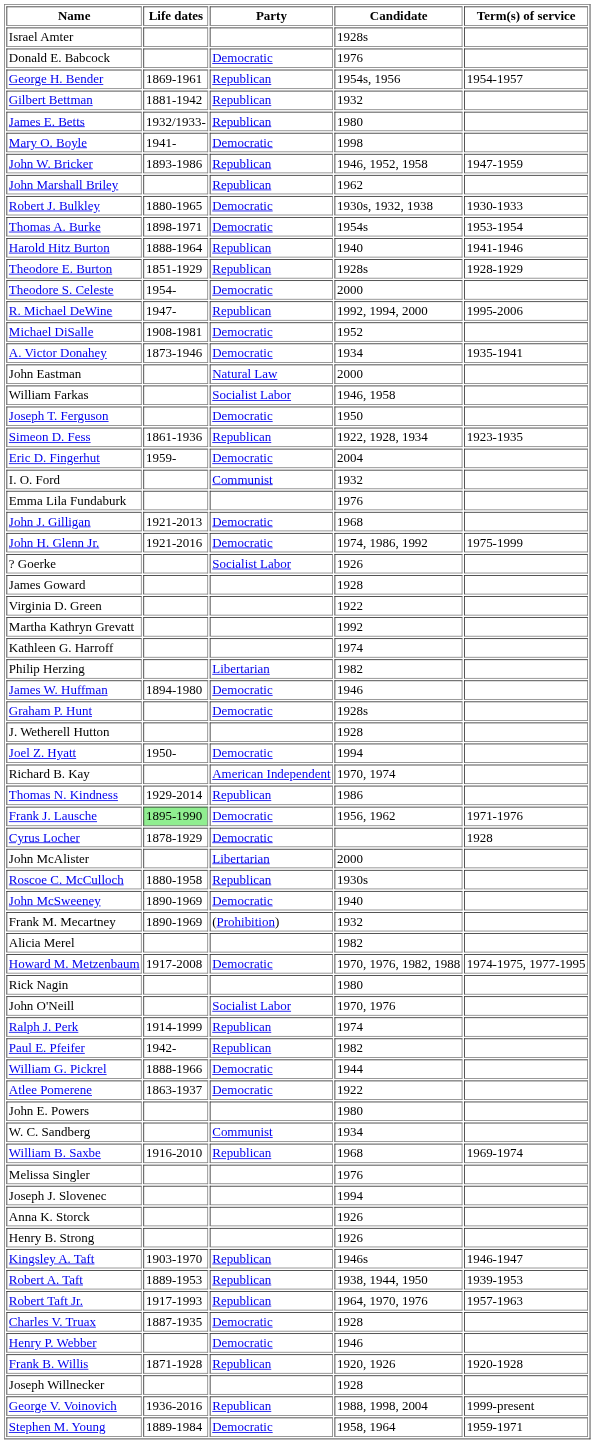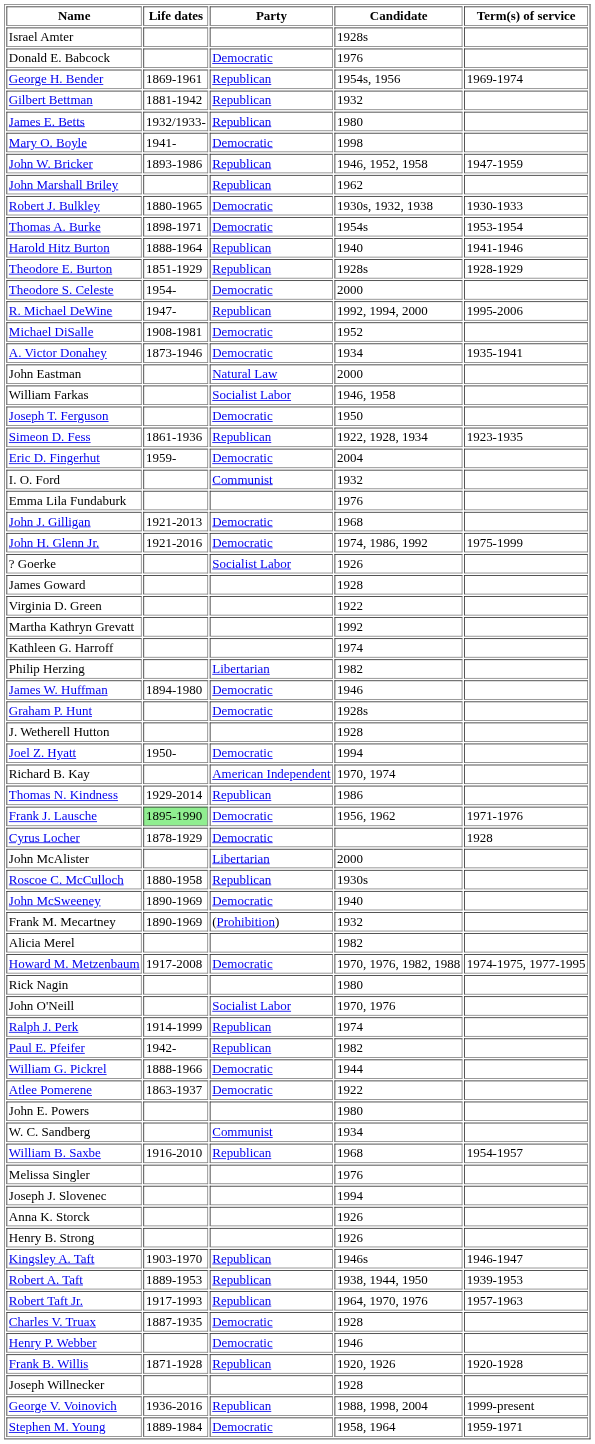(495, 79) 1954-1957 -> (495, 79) 1969-1974
(495, 1153) 1969-1974 -> (495, 1153) 1954-1957
